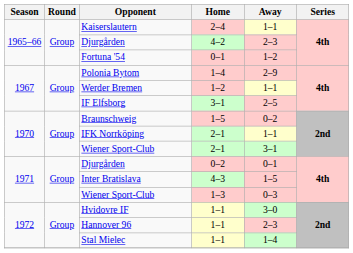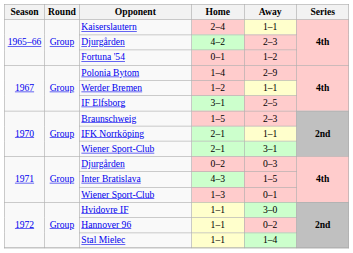(270, 118) 0–2 -> (270, 118) 2–3
(270, 164) 0–1 -> (270, 164) 0–3
(270, 194) 0–3 -> (270, 194) 0–1
(270, 225) 2–3 -> (270, 225) 0–2
